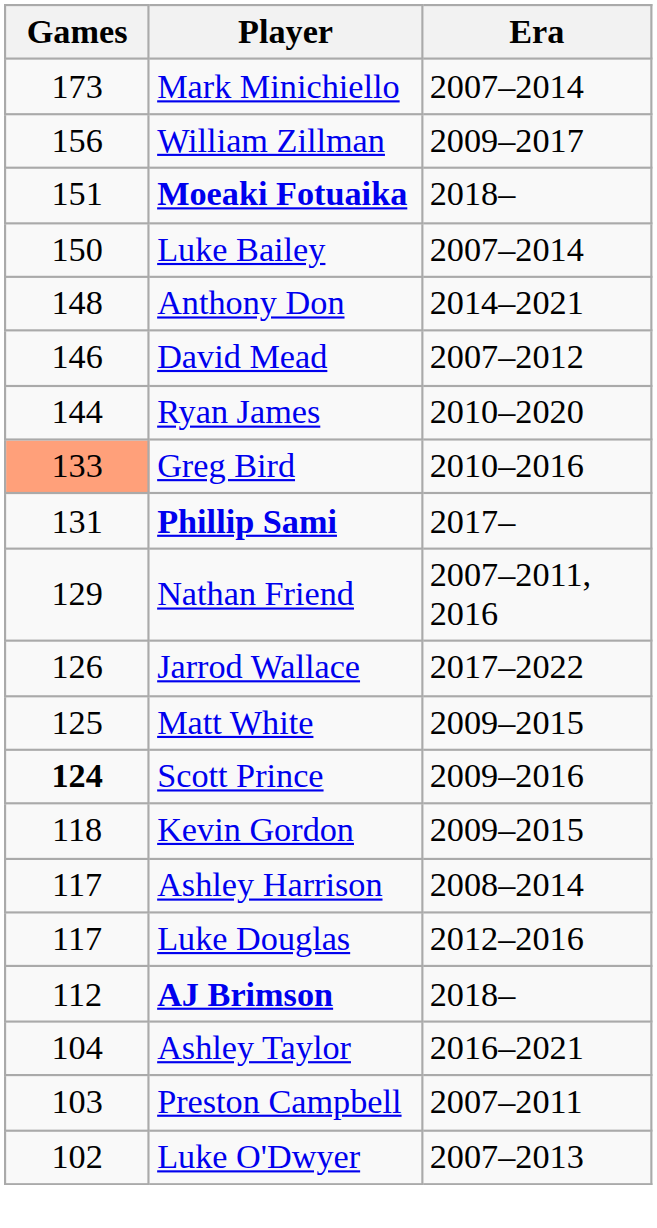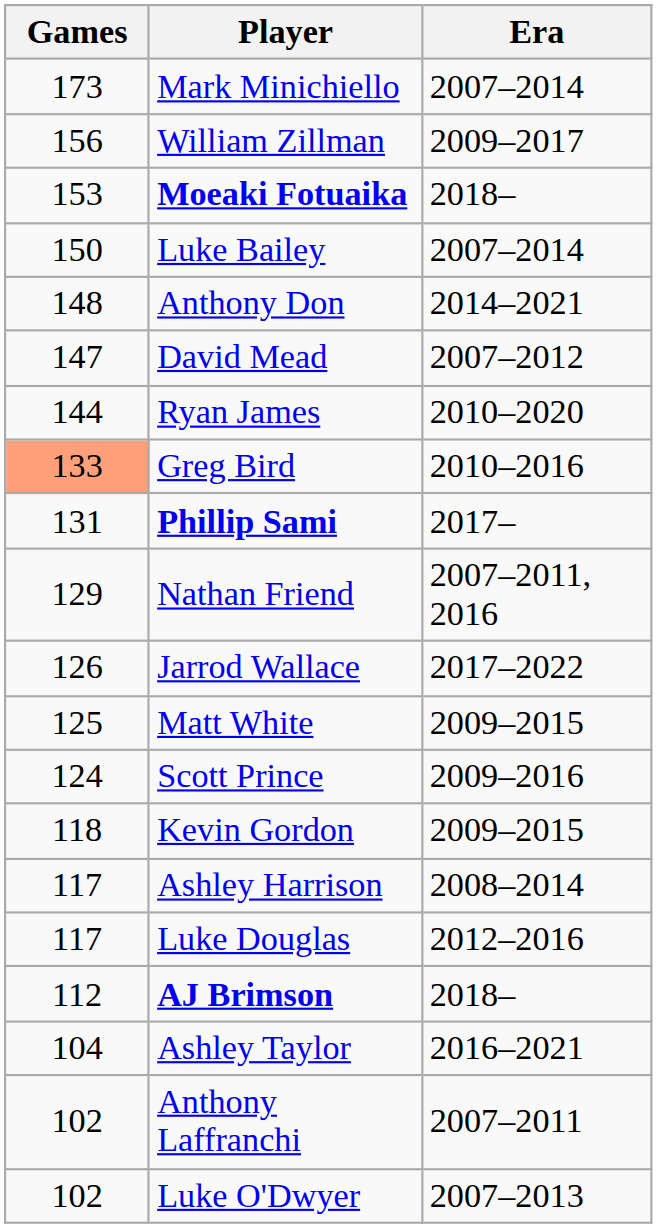(77, 194) 151 -> (77, 194) 153
(77, 357) 146 -> (77, 357) 147
(77, 776) bold -> (77, 776) normal
- row: (279, 1101)
+ row: (229, 1121)
